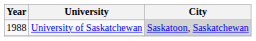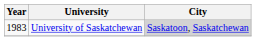(17, 28) 1988 -> (17, 28) 1983
